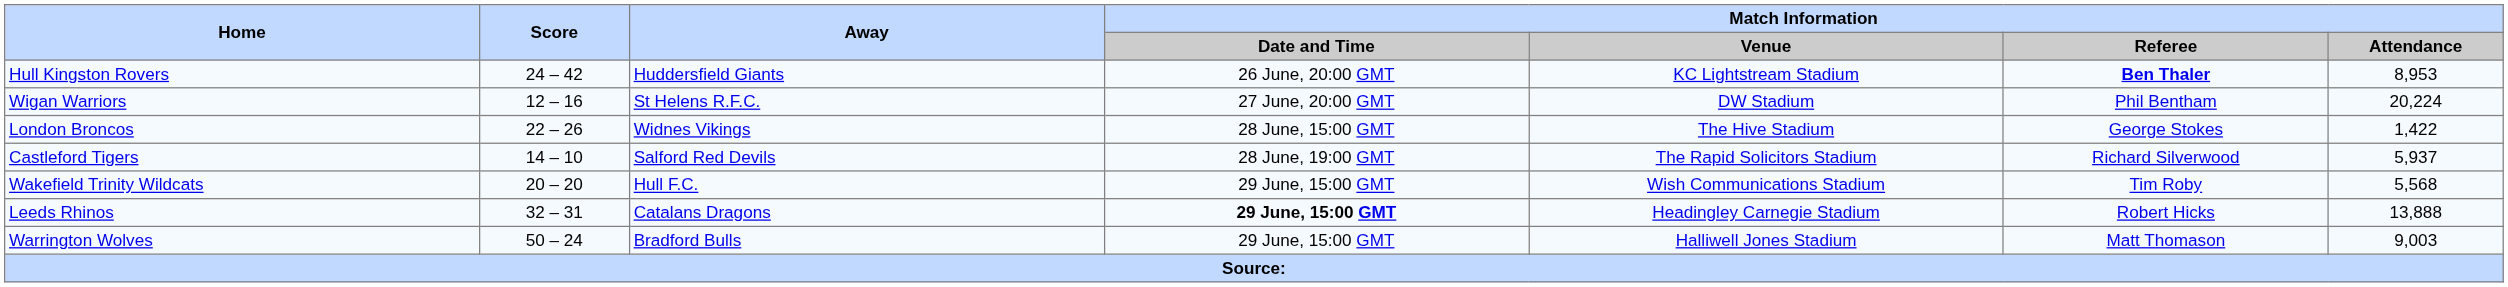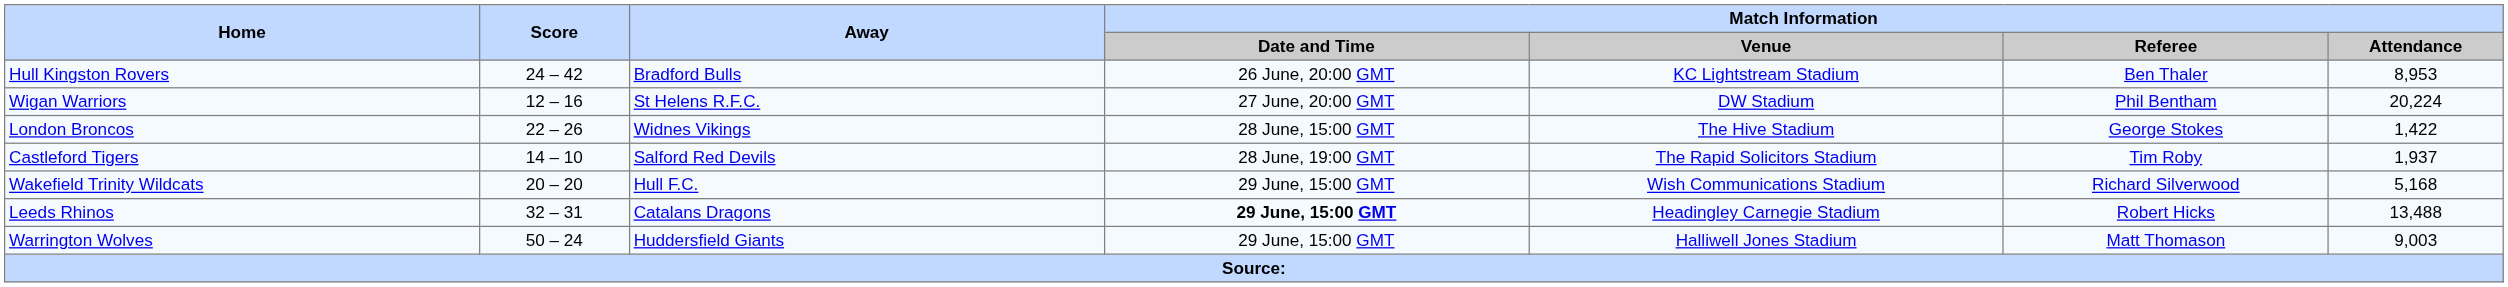(709, 74) Huddersfield Giants -> (687, 74) Bradford Bulls
(2166, 74) bold -> (2166, 74) normal
(2166, 157) Richard Silverwood -> (2166, 157) Tim Roby
(2416, 157) 5,937 -> (2416, 157) 1,937
(2166, 185) Tim Roby -> (2166, 185) Richard Silverwood
(2416, 185) 5,568 -> (2416, 185) 5,168
(2416, 213) 13,888 -> (2416, 213) 13,488
(687, 240) Bradford Bulls -> (709, 240) Huddersfield Giants
